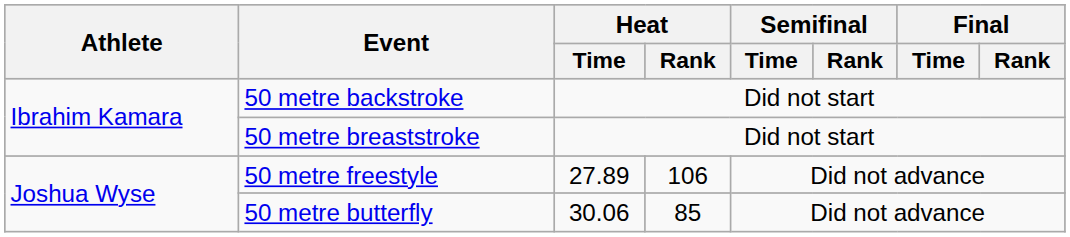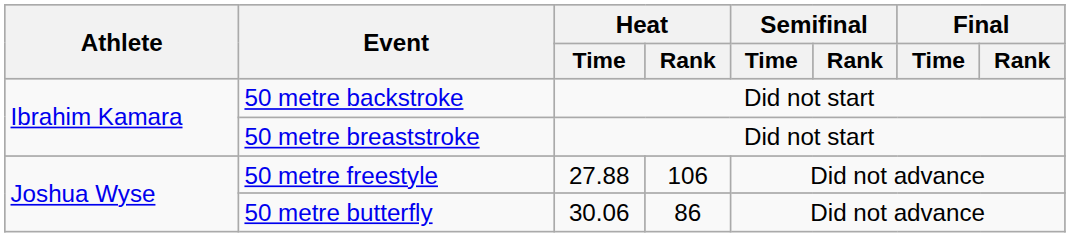(599, 175) 27.89 -> (599, 175) 27.88
(688, 213) 85 -> (688, 213) 86
